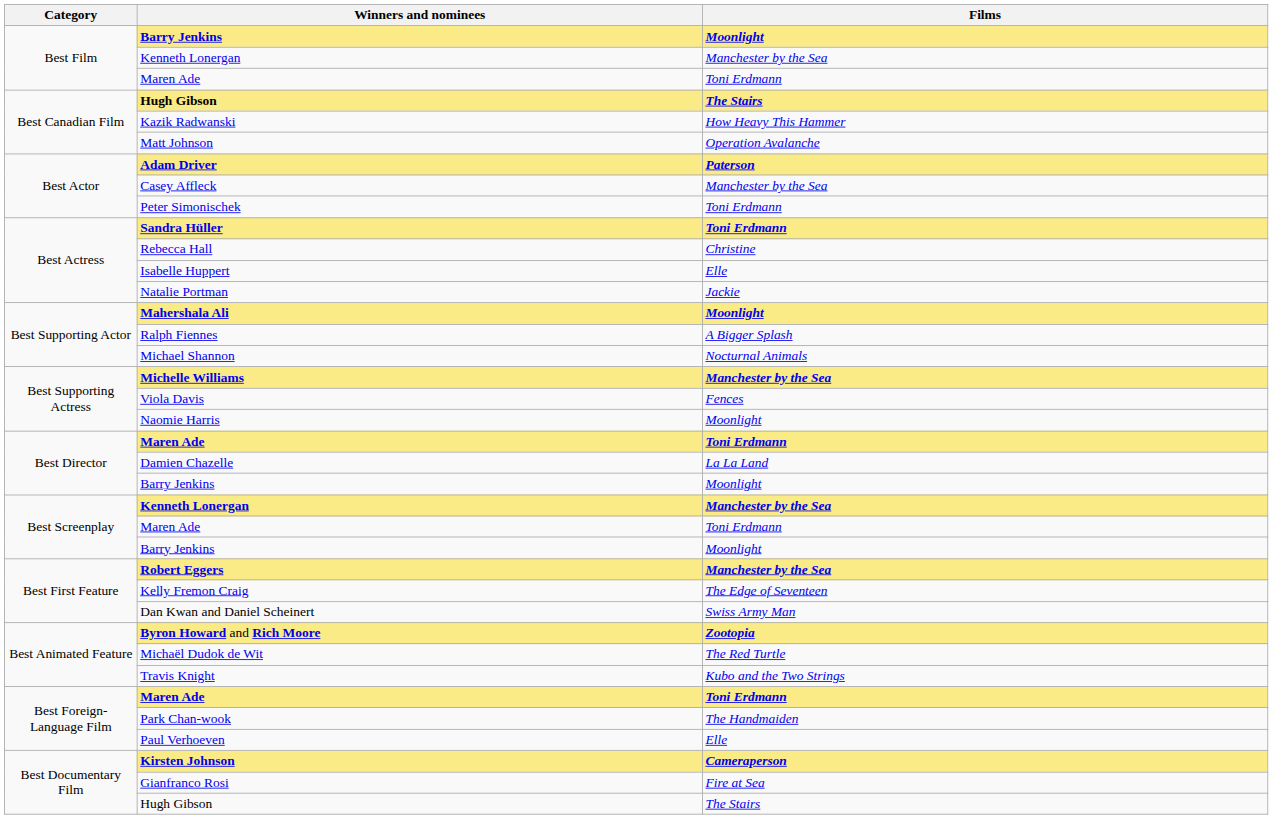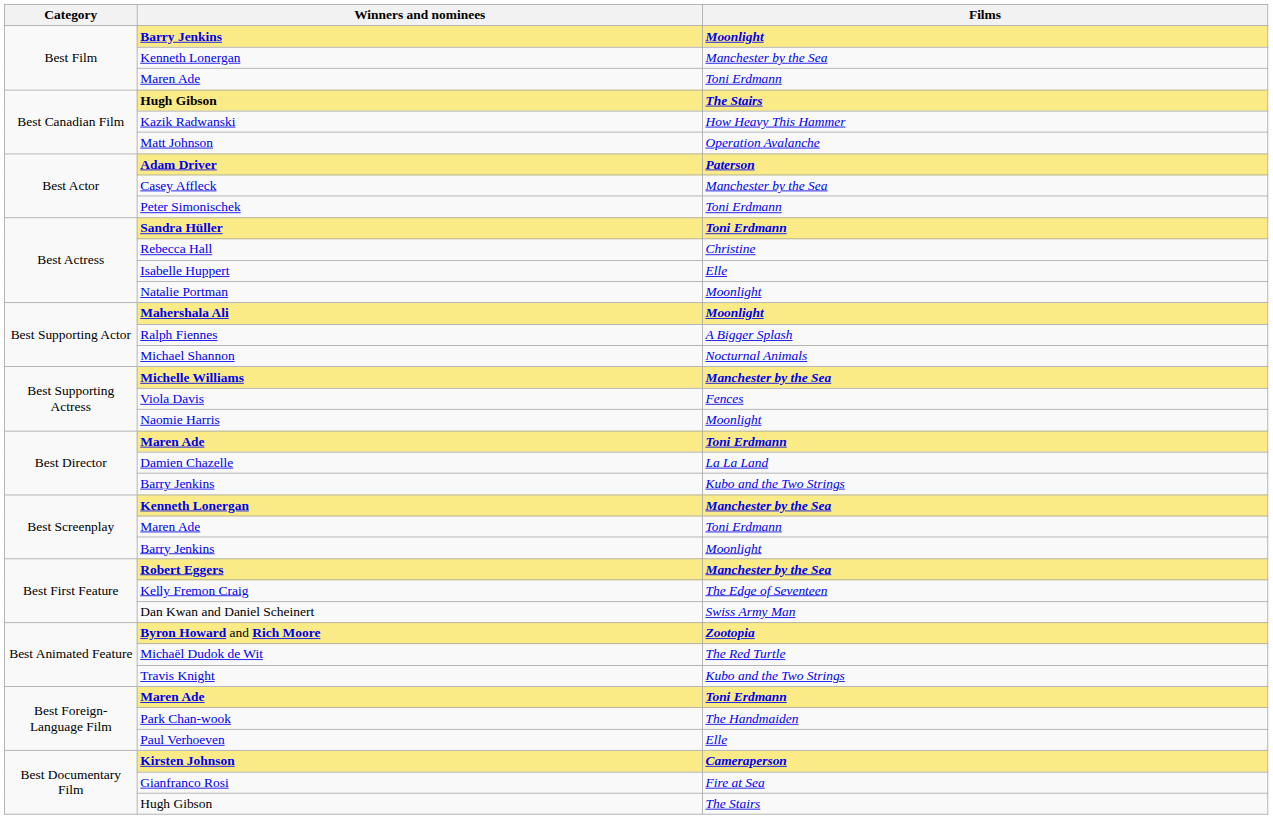(723, 292) Jackie -> (733, 292) Moonlight
(733, 484) Moonlight -> (775, 484) Kubo and the Two Strings
